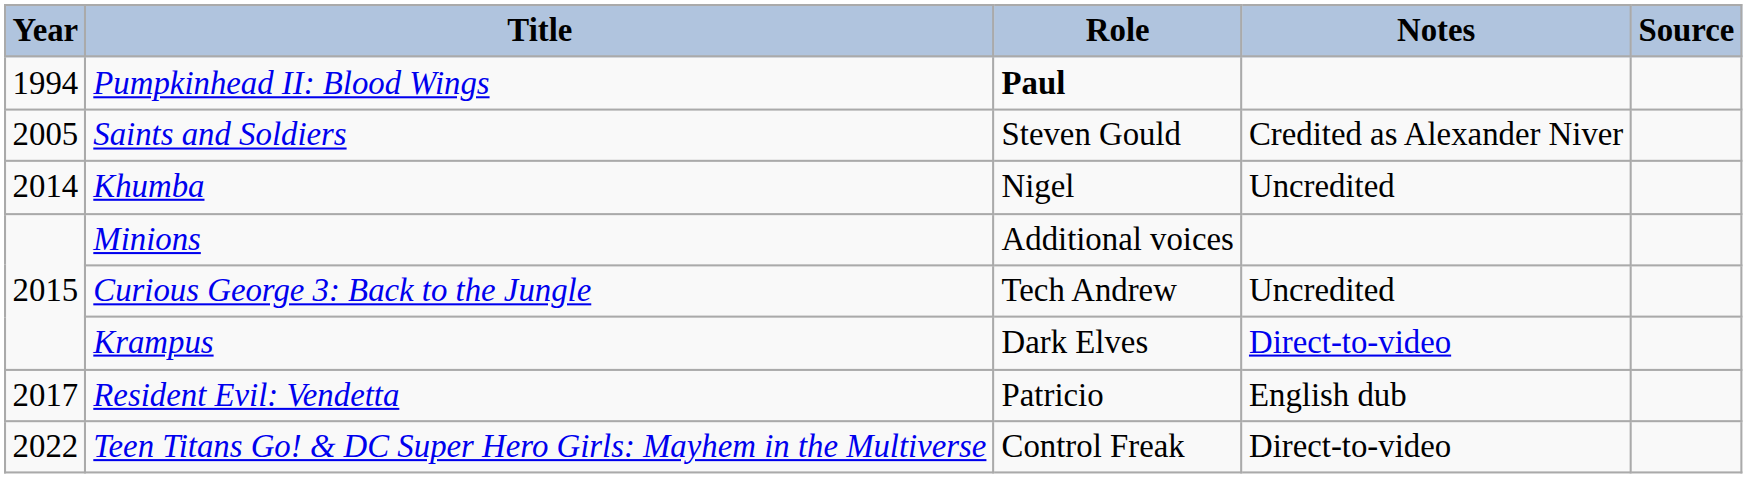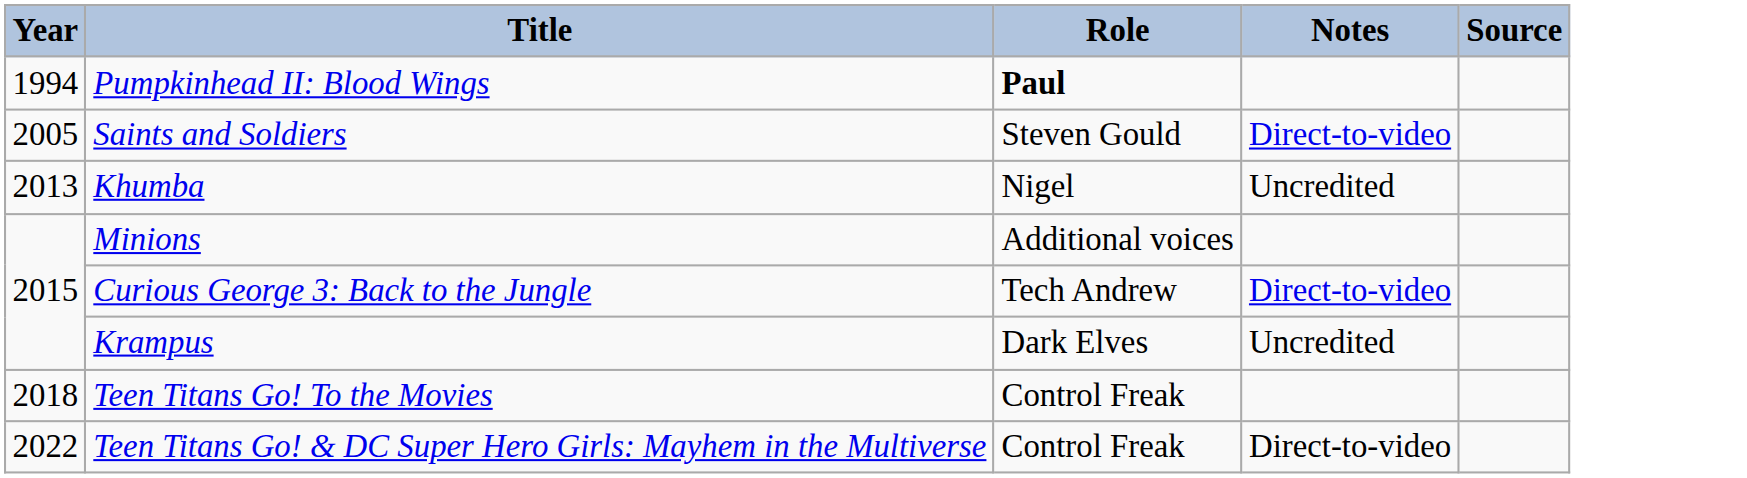(1436, 134) Credited as Alexander Niver -> (1350, 134) Direct-to-video
(45, 186) 2014 -> (45, 186) 2013
(1322, 290) Uncredited -> (1350, 290) Direct-to-video
(1350, 342) Direct-to-video -> (1322, 342) Uncredited
- row: (246, 394)
+ row: (293, 394)
